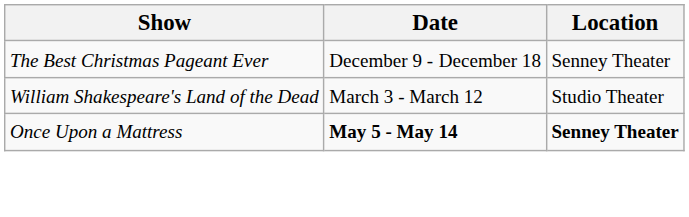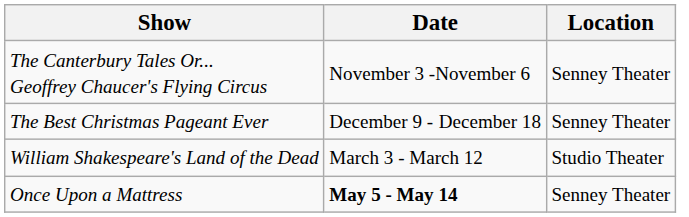+ row: (139, 71)
(615, 131) bold -> (611, 194) normal
